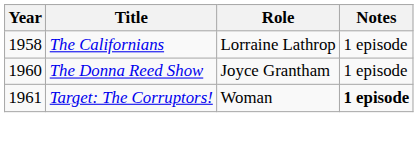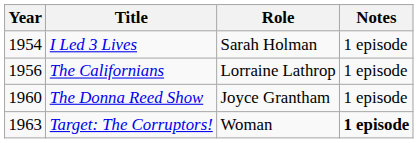+ row: (93, 44)
(25, 44) 1958 -> (25, 71) 1956
(25, 97) 1961 -> (25, 124) 1963
